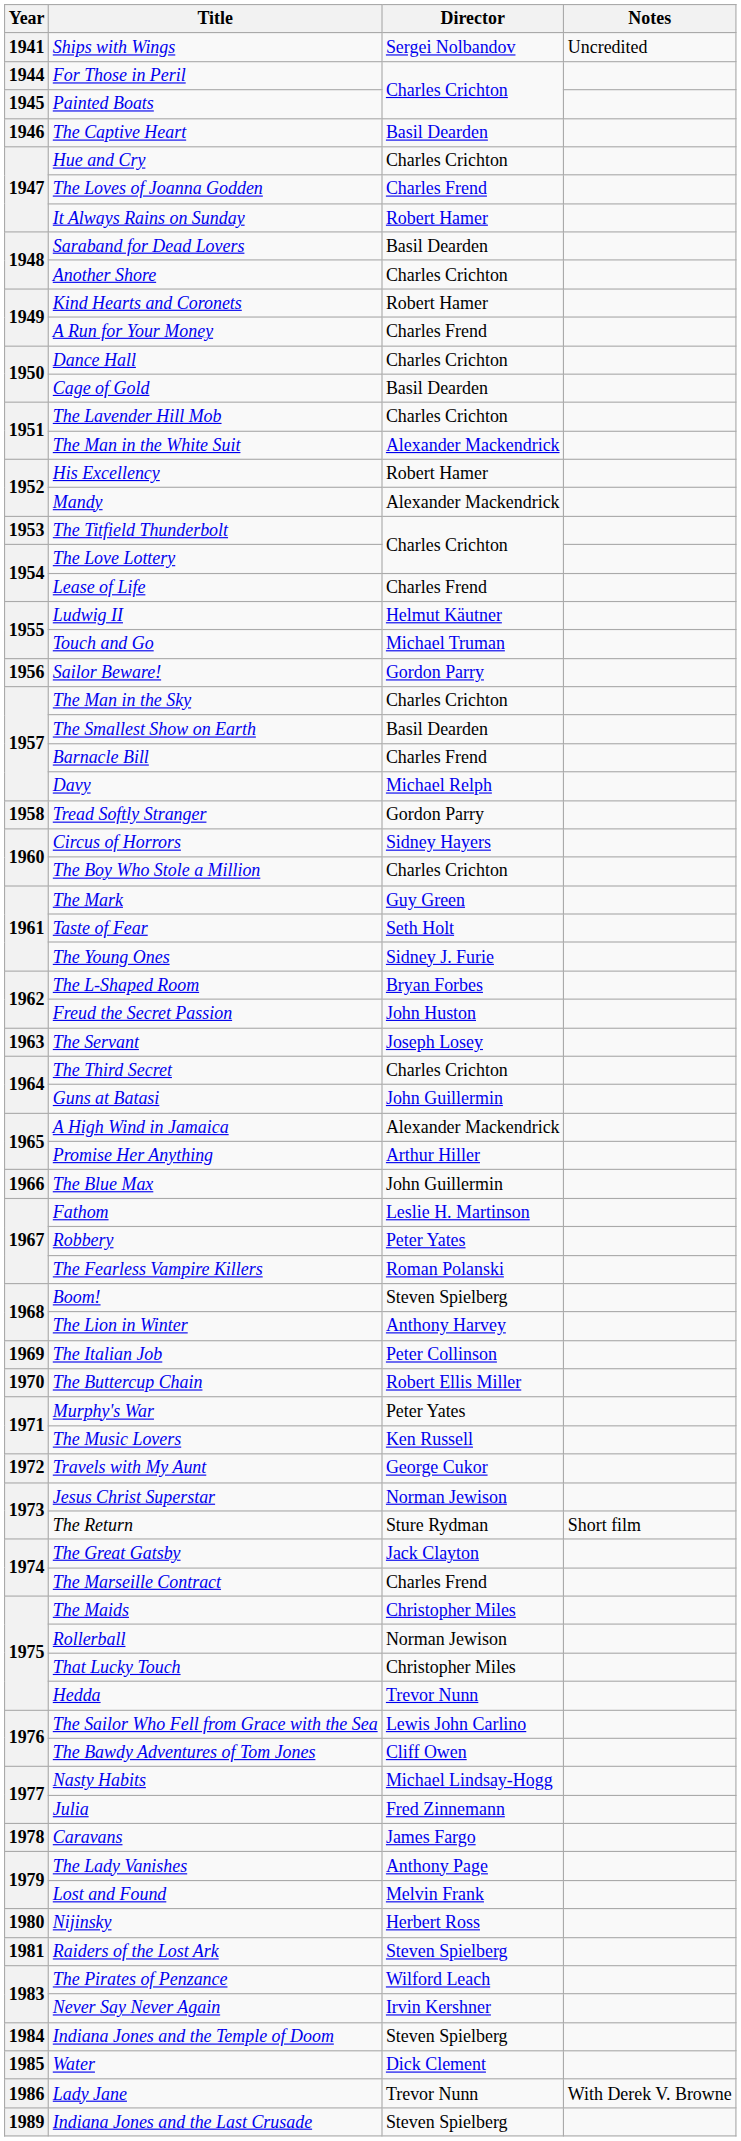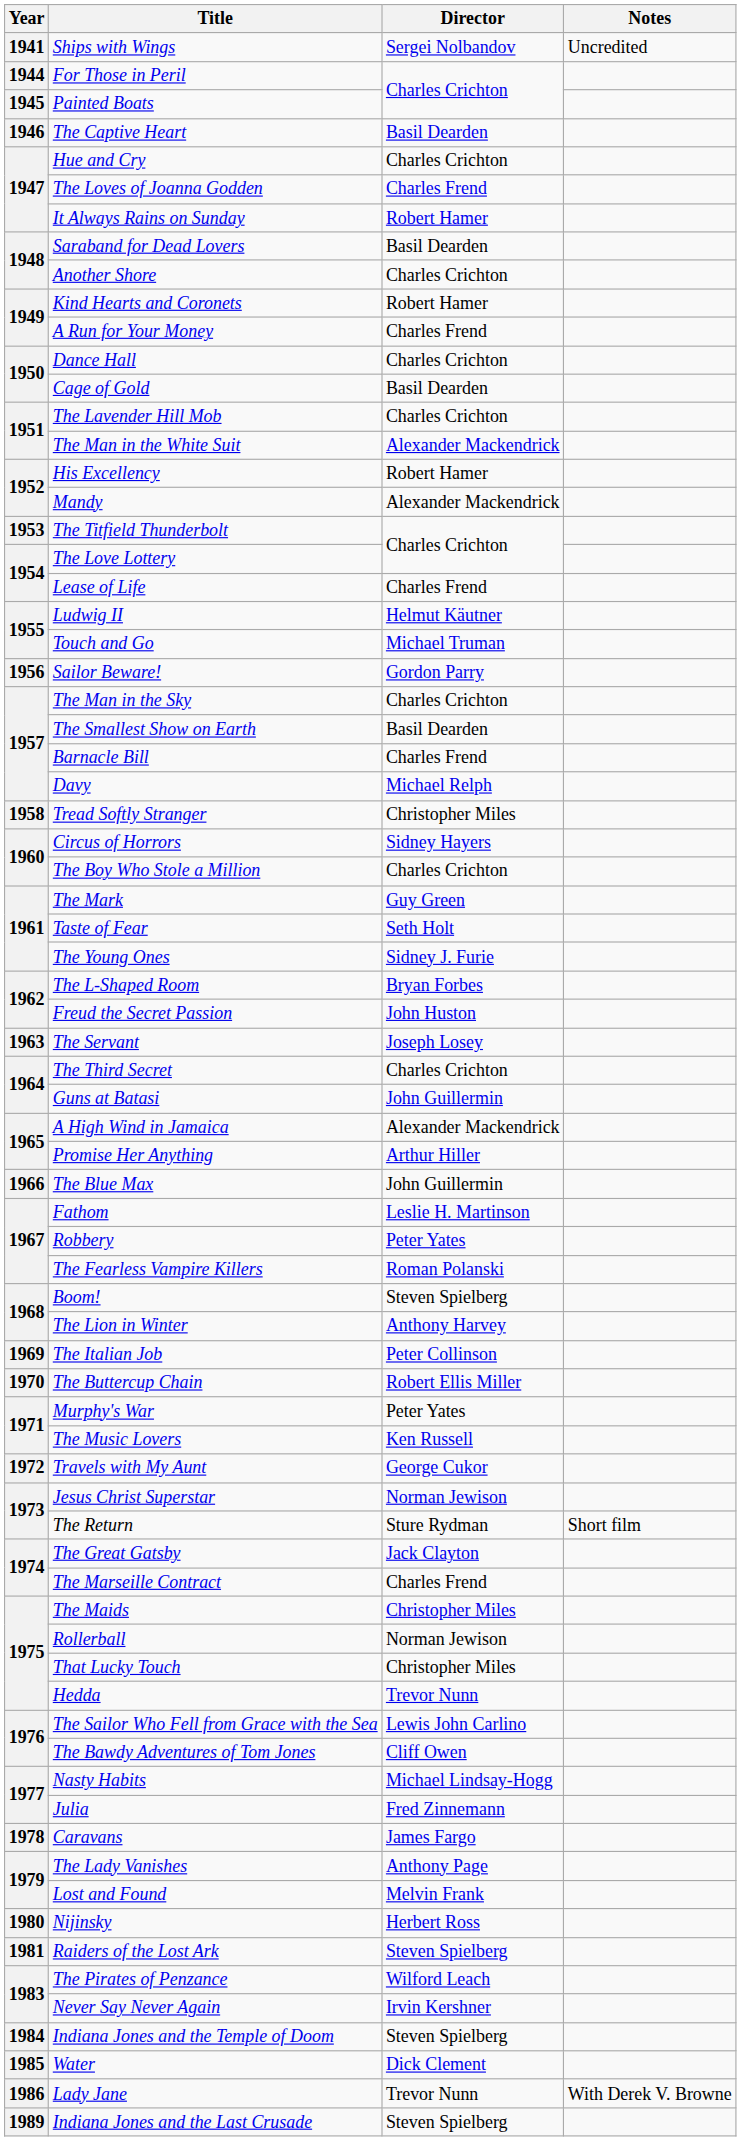(435, 814) Gordon Parry -> (451, 814) Christopher Miles
